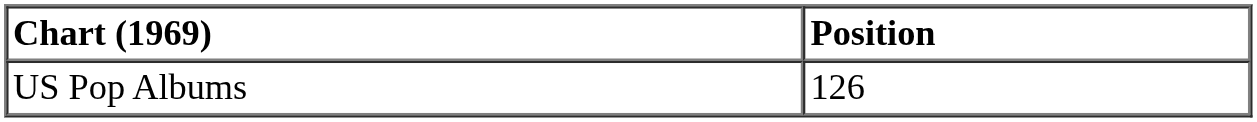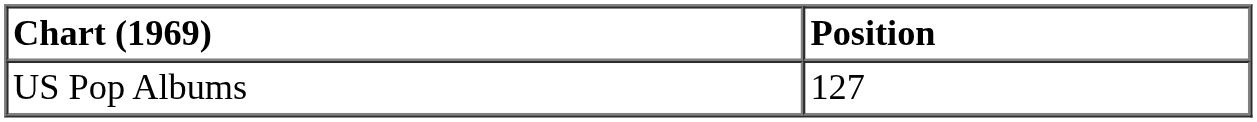(838, 87) 126 -> (838, 87) 127
